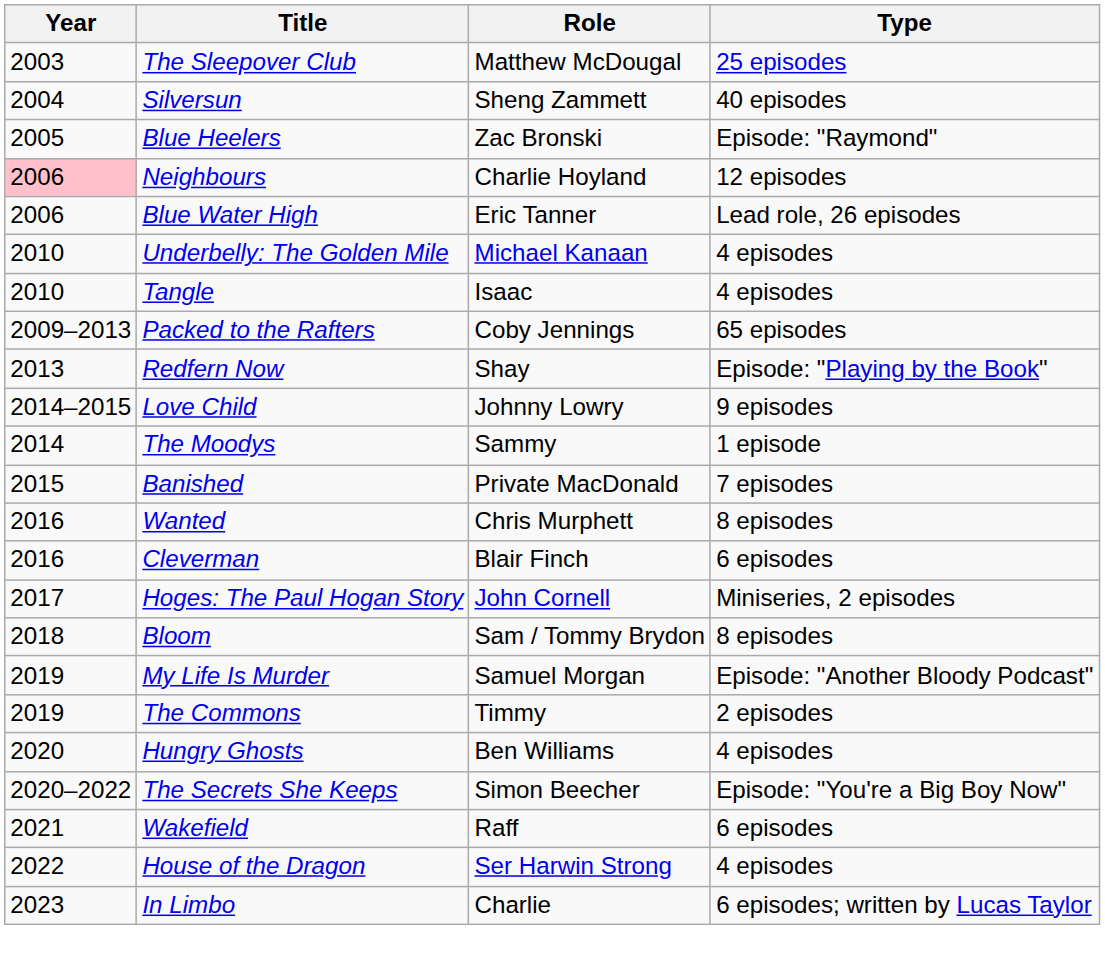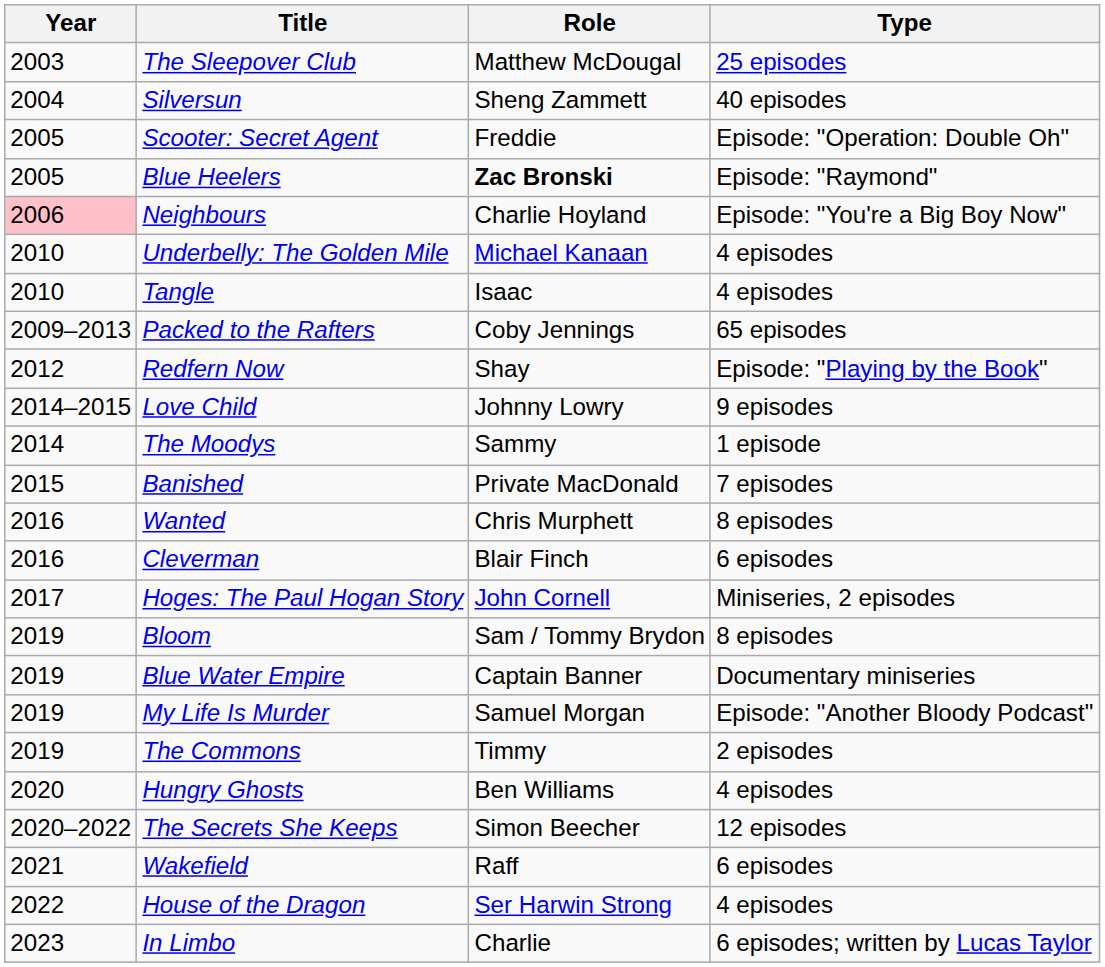+ row: (260, 138)
(538, 138) normal -> (544, 176) bold
(781, 176) 12 episodes -> (891, 215) Episode: "You're a Big Boy Now"
- row: (230, 215)
(37, 368) 2013 -> (37, 368) 2012
(37, 636) 2018 -> (37, 636) 2019
+ row: (244, 675)
(891, 789) Episode: "You're a Big Boy Now" -> (781, 828) 12 episodes
